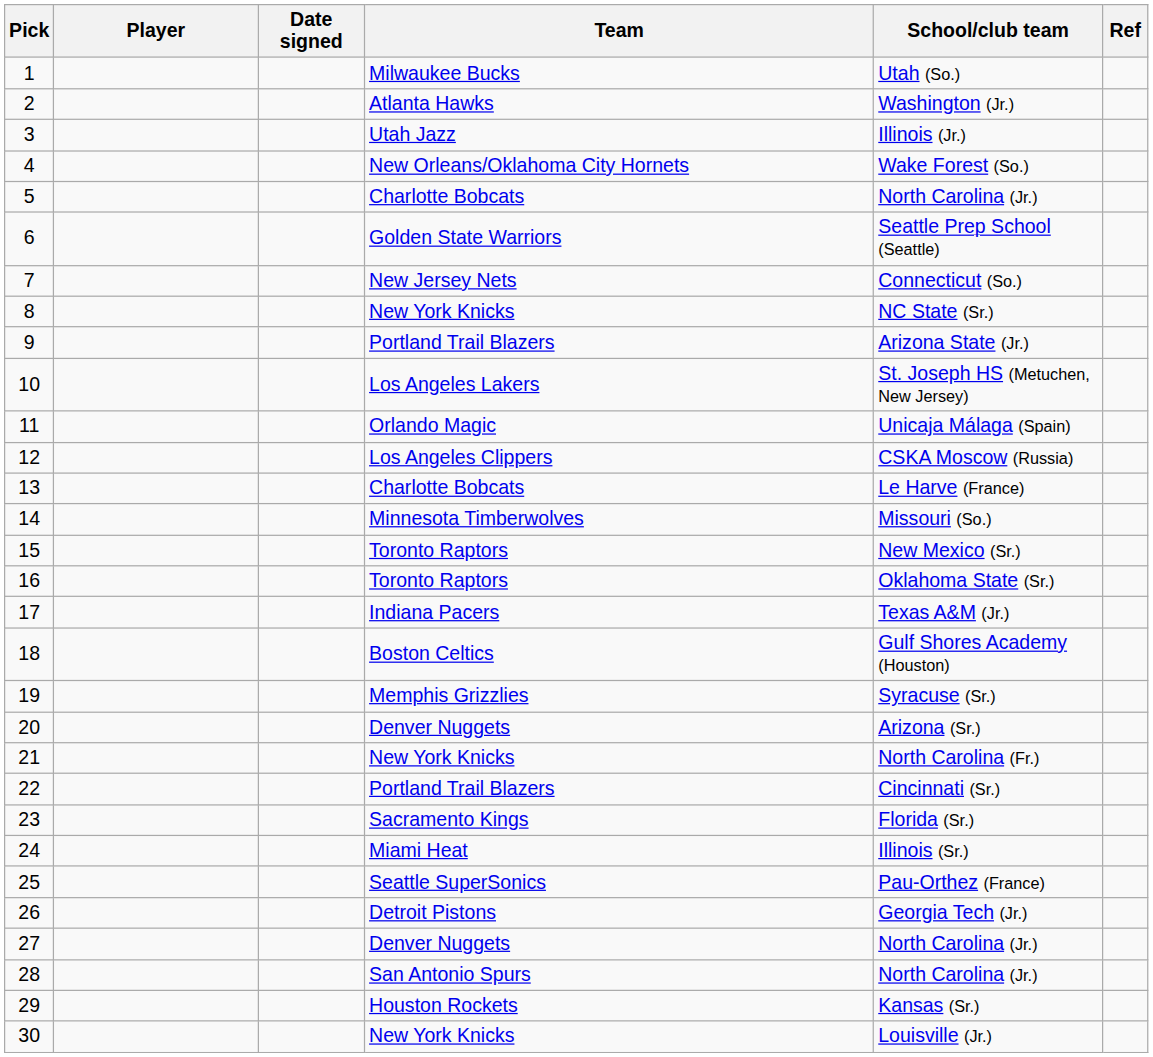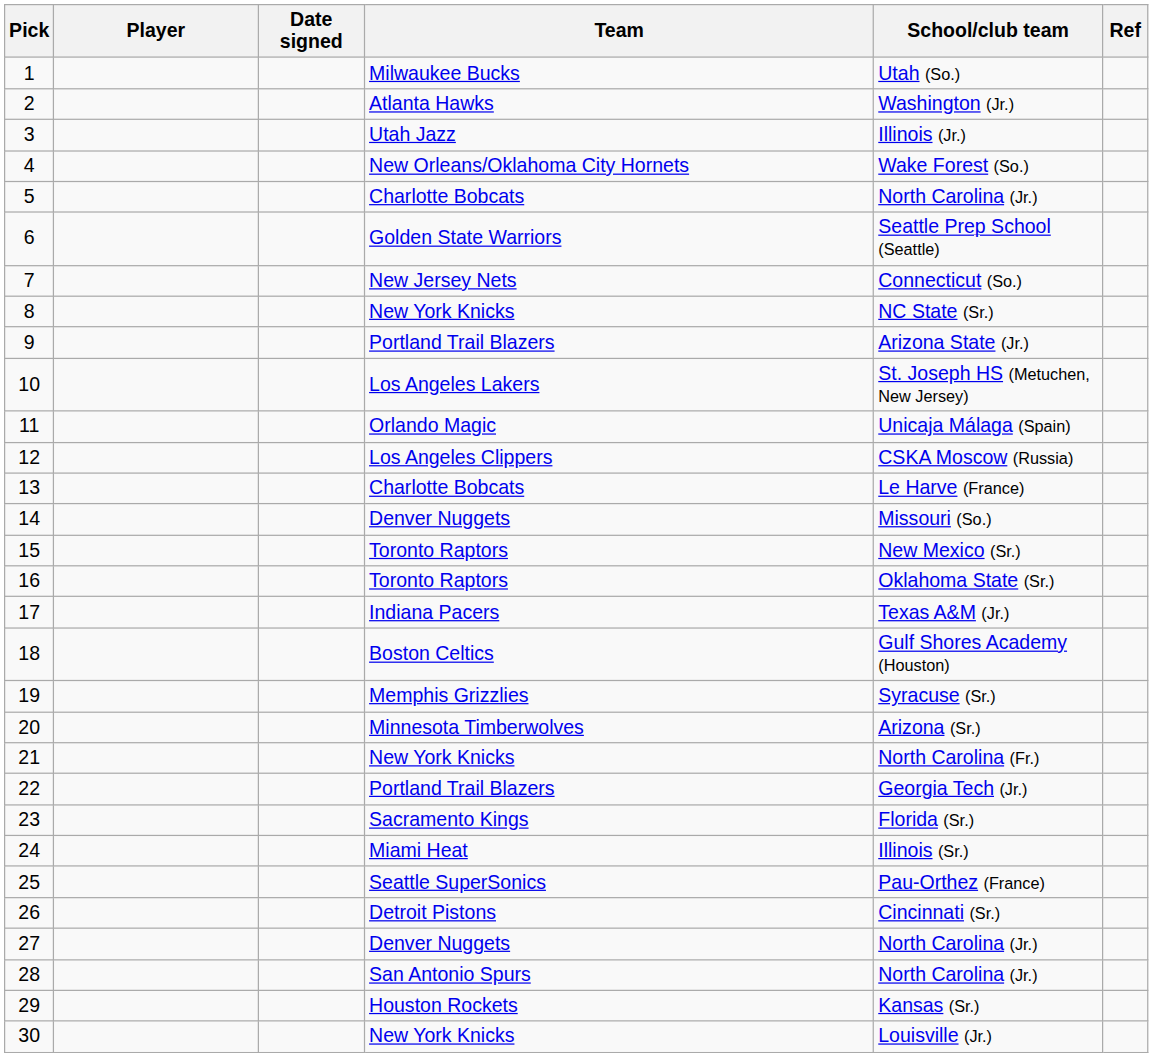(476, 519) Minnesota Timberwolves -> (440, 519) Denver Nuggets
(440, 726) Denver Nuggets -> (476, 726) Minnesota Timberwolves
(939, 788) Cincinnati (Sr.) -> (953, 788) Georgia Tech (Jr.)
(953, 912) Georgia Tech (Jr.) -> (939, 912) Cincinnati (Sr.)
